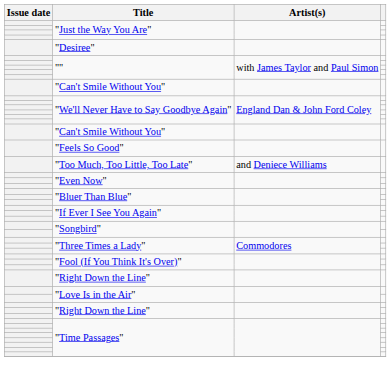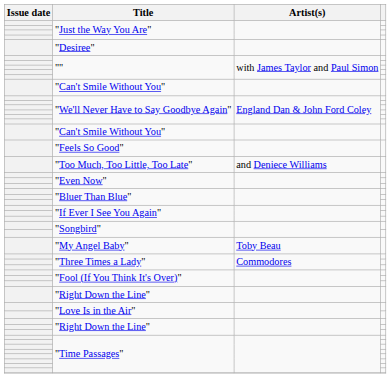+ row: (92, 245)
